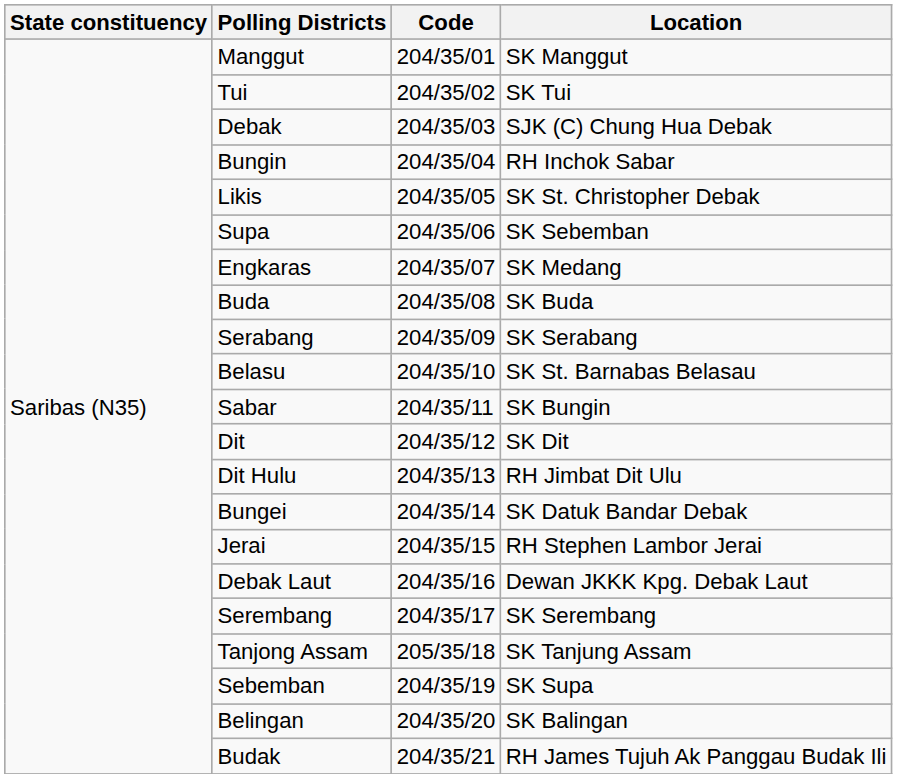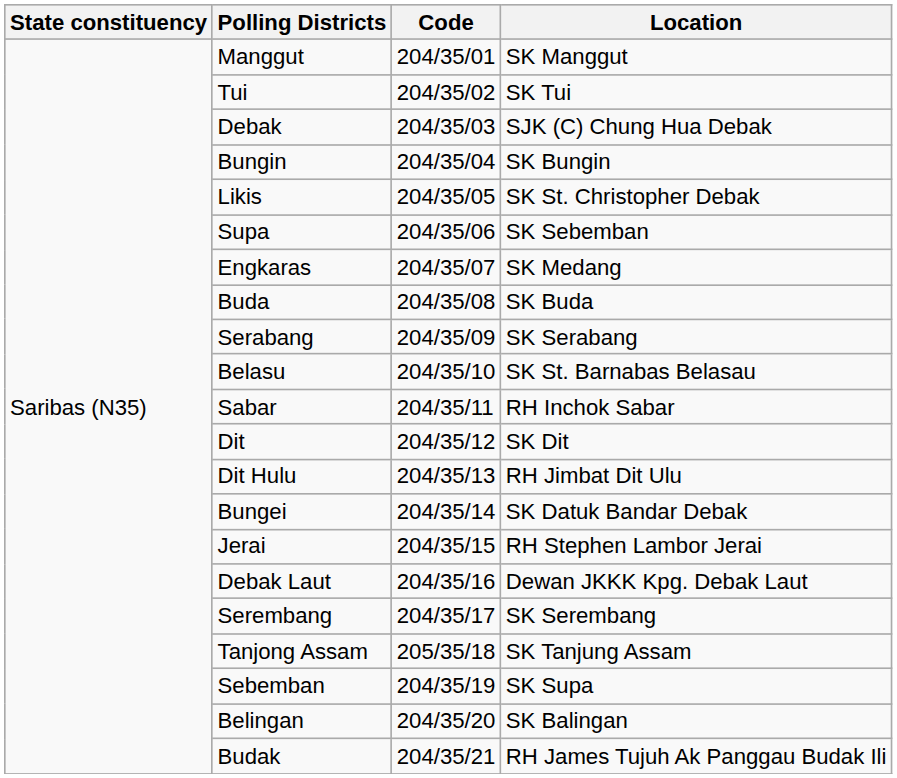(590, 162) RH Inchok Sabar -> (558, 162) SK Bungin
(558, 406) SK Bungin -> (590, 406) RH Inchok Sabar
